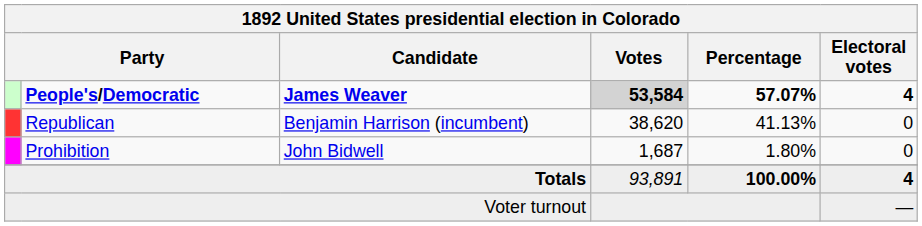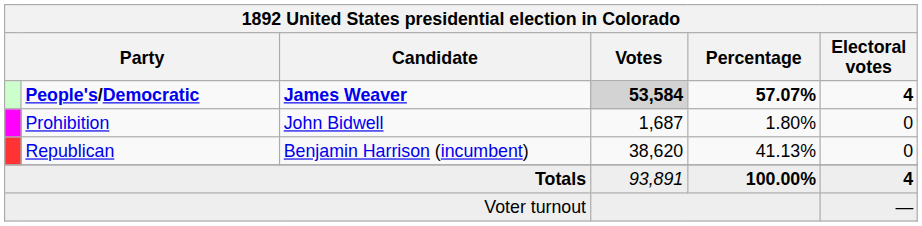rows swapped: (70, 123) <-> (67, 151)
